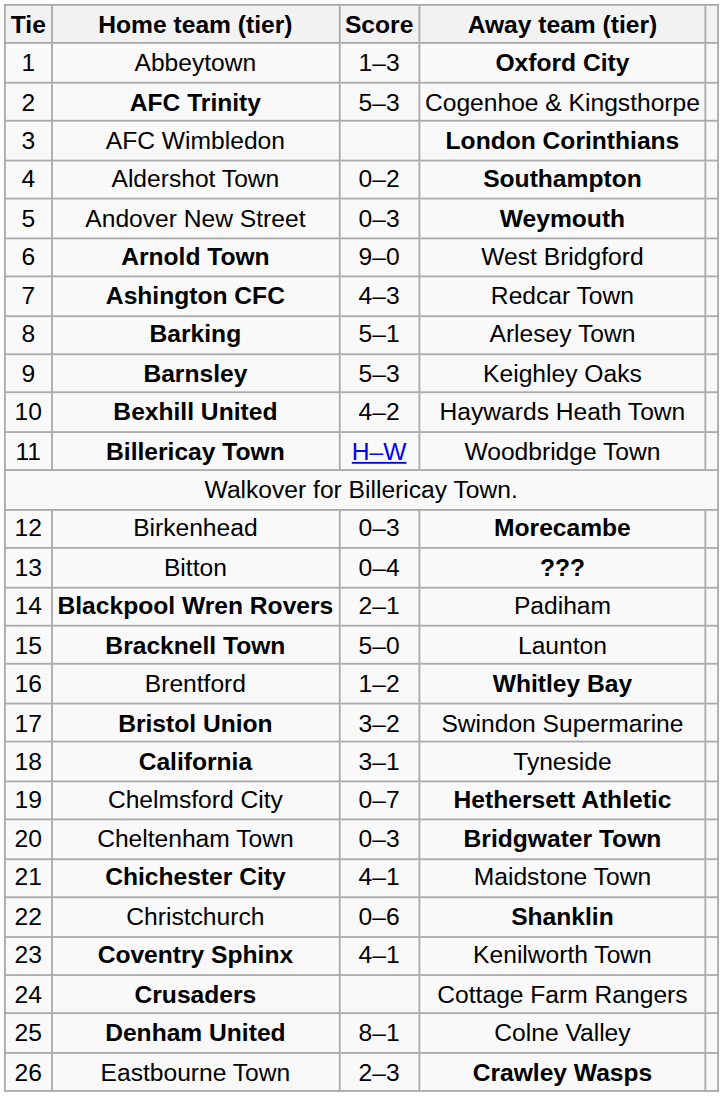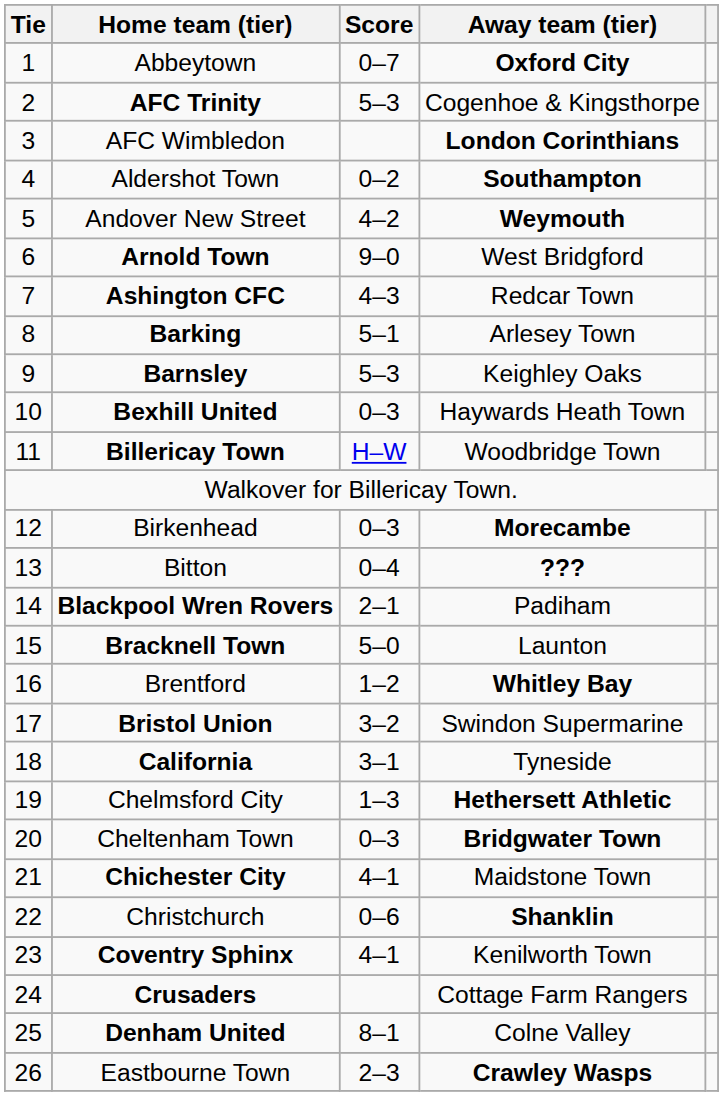(379, 63) 1–3 -> (379, 63) 0–7
(379, 218) 0–3 -> (379, 218) 4–2
(379, 412) 4–2 -> (379, 412) 0–3
(379, 800) 0–7 -> (379, 800) 1–3
